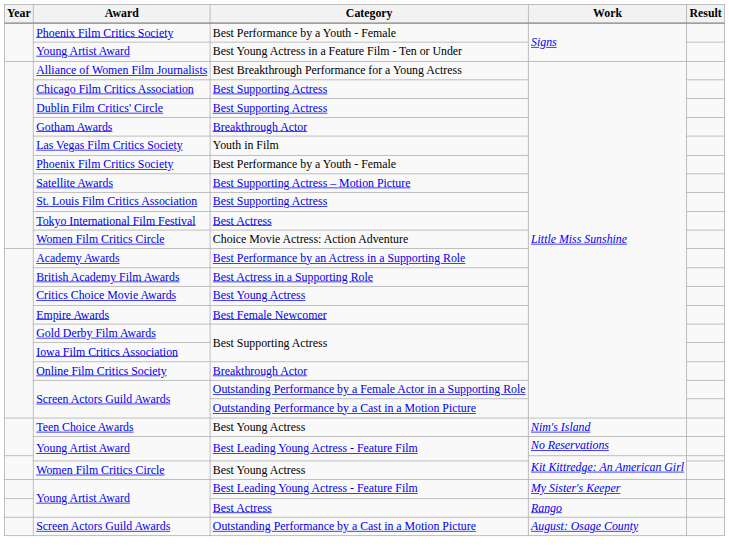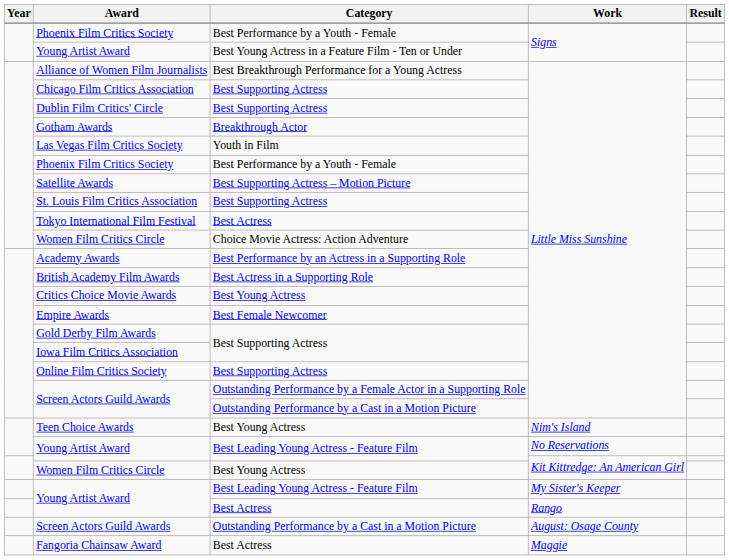(260, 371) Breakthrough Actor -> (270, 371) Best Supporting Actress
+ row: (99, 545)
